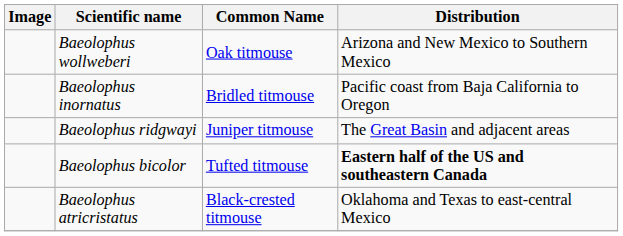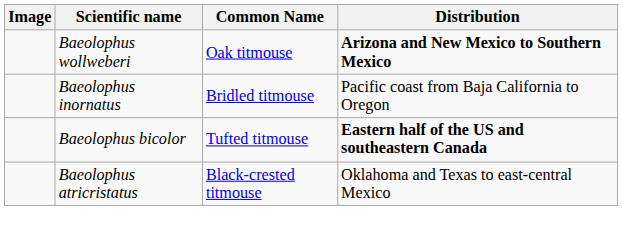(464, 52) normal -> (471, 52) bold
- row: (128, 130)
